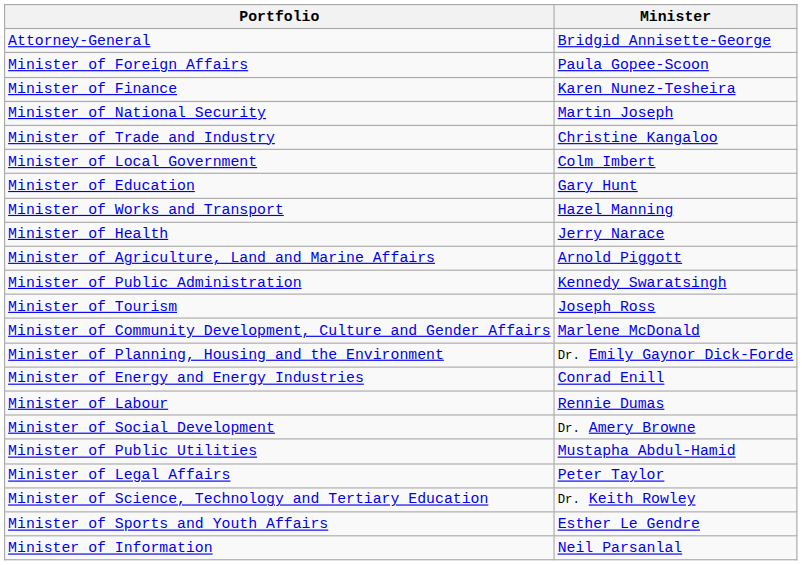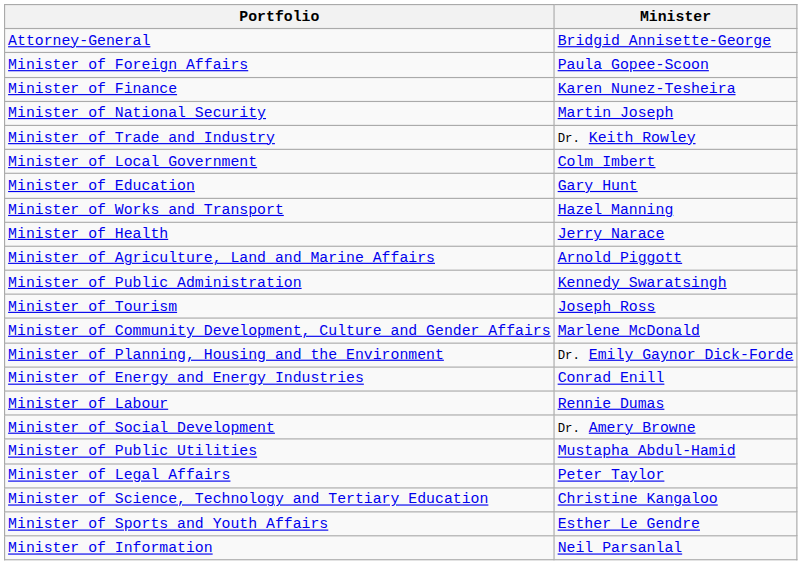(638, 137) Christine Kangaloo -> (627, 137) Dr. Keith Rowley
(627, 500) Dr. Keith Rowley -> (638, 500) Christine Kangaloo
